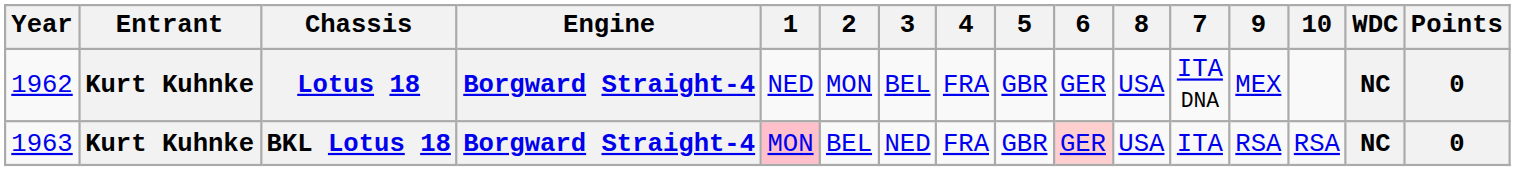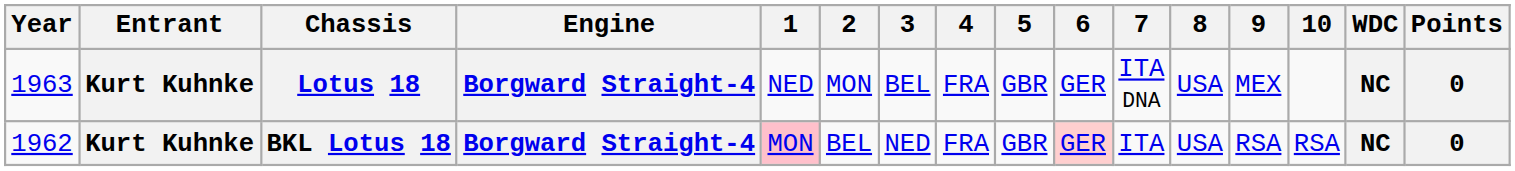columns swapped: (1200, 26) <-> (1141, 26)
(42, 85) 1962 -> (42, 85) 1963
(42, 143) 1963 -> (42, 143) 1962
